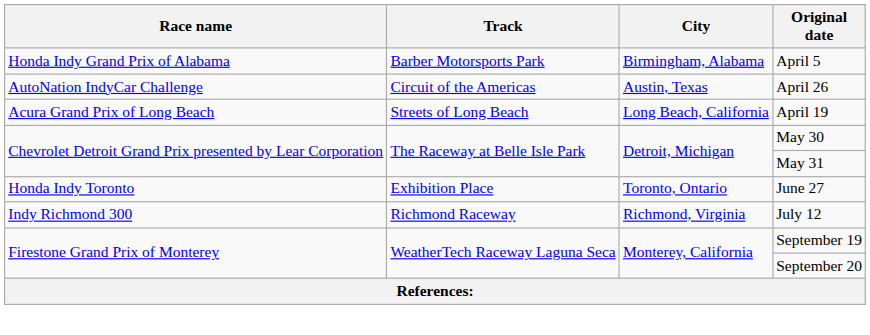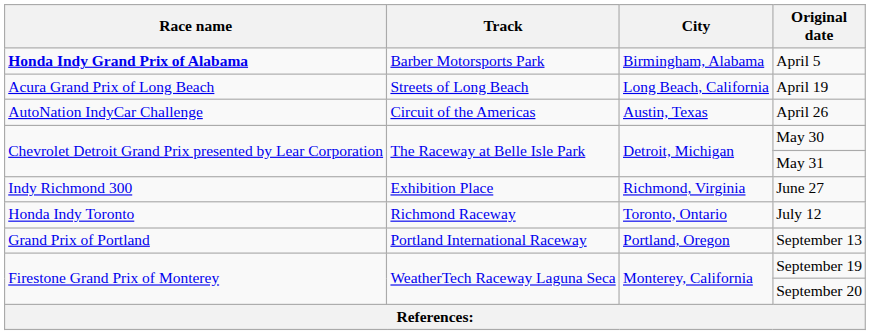(119, 60) normal -> (128, 60) bold
rows swapped: (802, 111) <-> (802, 86)
(71, 188) Honda Indy Toronto -> (70, 188) Indy Richmond 300
(675, 188) Toronto, Ontario -> (684, 188) Richmond, Virginia
(70, 214) Indy Richmond 300 -> (71, 214) Honda Indy Toronto
(684, 214) Richmond, Virginia -> (675, 214) Toronto, Ontario
+ row: (819, 239)
